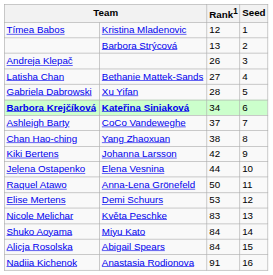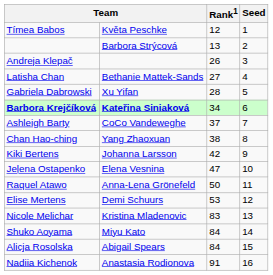(144, 30) Kristina Mladenovic -> (134, 30) Květa Peschke
(215, 169) 44 -> (215, 169) 47
(134, 216) Květa Peschke -> (144, 216) Kristina Mladenovic
